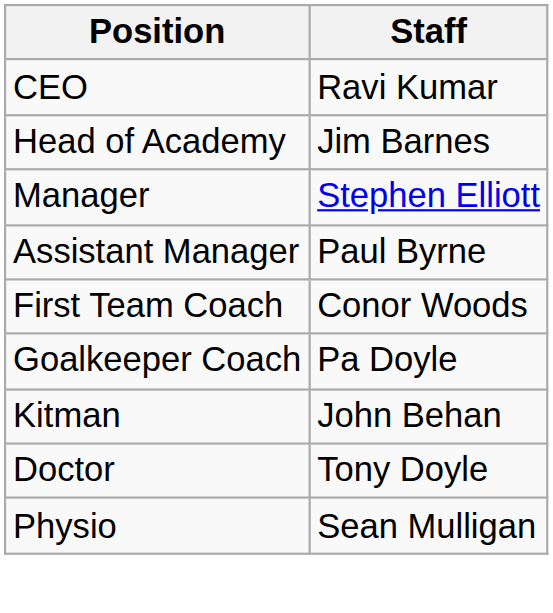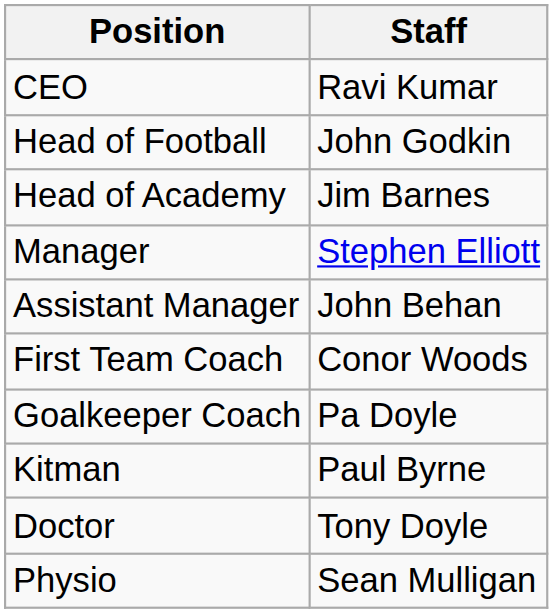+ row: (140, 141)
(402, 251) Paul Byrne -> (409, 305) John Behan
(409, 415) John Behan -> (402, 470) Paul Byrne
